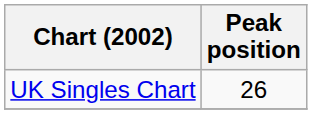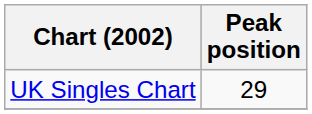(254, 89) 26 -> (254, 89) 29
